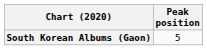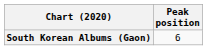(178, 38) 5 -> (178, 38) 6
